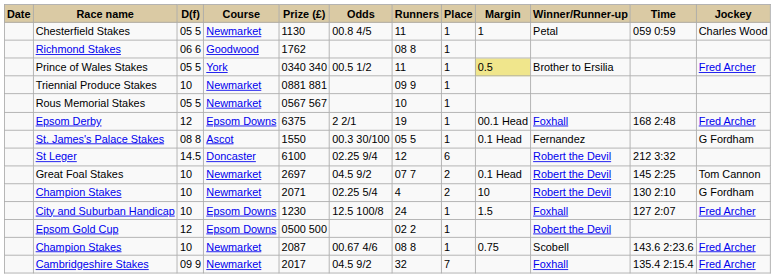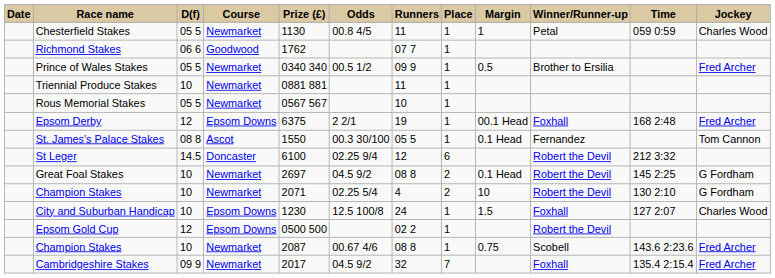(405, 49) 08 8 -> (405, 49) 07 7
(217, 67) York -> (234, 67) Newmarket
(400, 67) 11 -> (405, 67) 09 9
(485, 67) khaki background -> (485, 67) no background
(405, 85) 09 9 -> (400, 85) 11
(726, 139) G Fordham -> (730, 139) Tom Cannon
(405, 175) 07 7 -> (405, 175) 08 8
(730, 175) Tom Cannon -> (726, 175) G Fordham
(727, 210) Fred Archer -> (733, 210) Charles Wood
